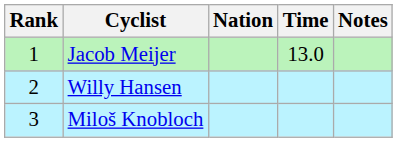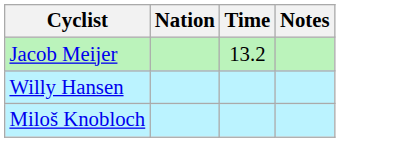- column: (34, 20)
(306, 53) 13.0 -> (247, 53) 13.2
